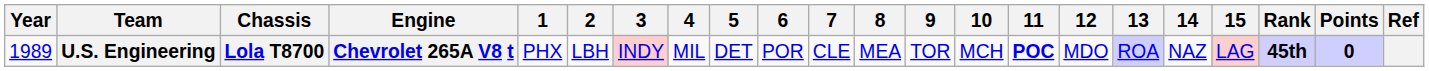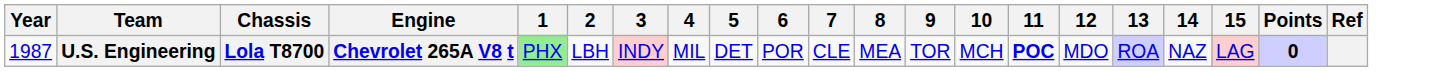- column: (1287, 20)
(31, 51) 1989 -> (31, 51) 1987
(543, 51) no background -> (543, 51) lightgreen background
